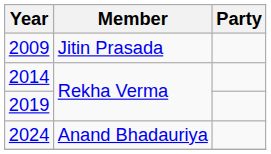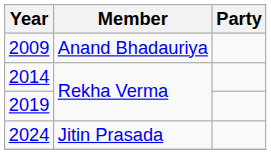(110, 47) Jitin Prasada -> (133, 47) Anand Bhadauriya
(133, 134) Anand Bhadauriya -> (110, 134) Jitin Prasada
